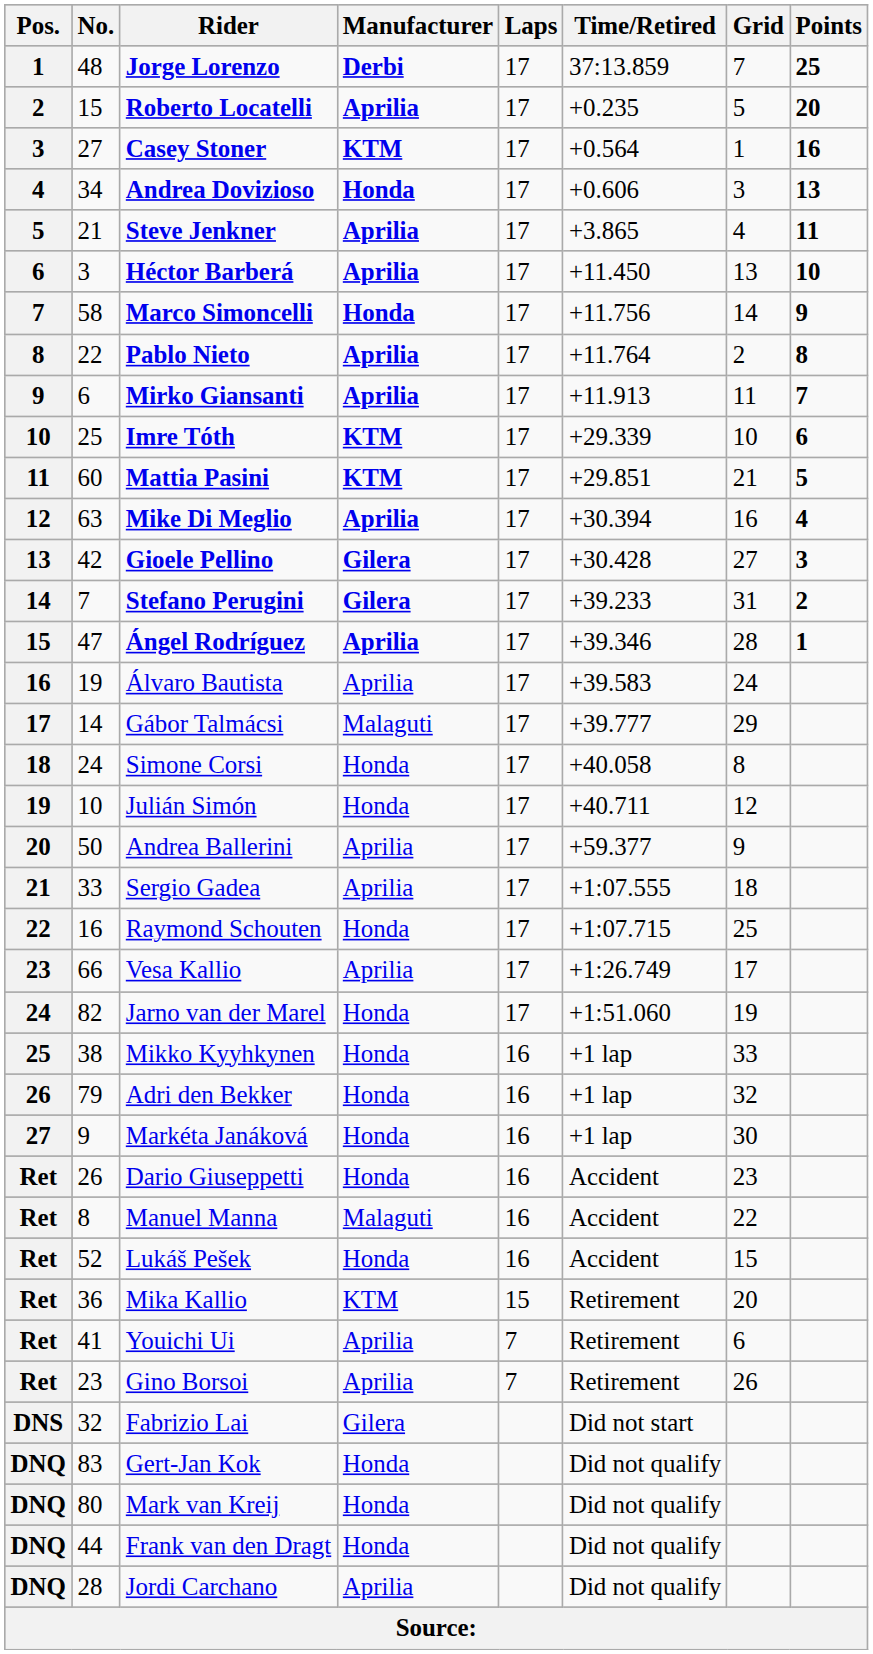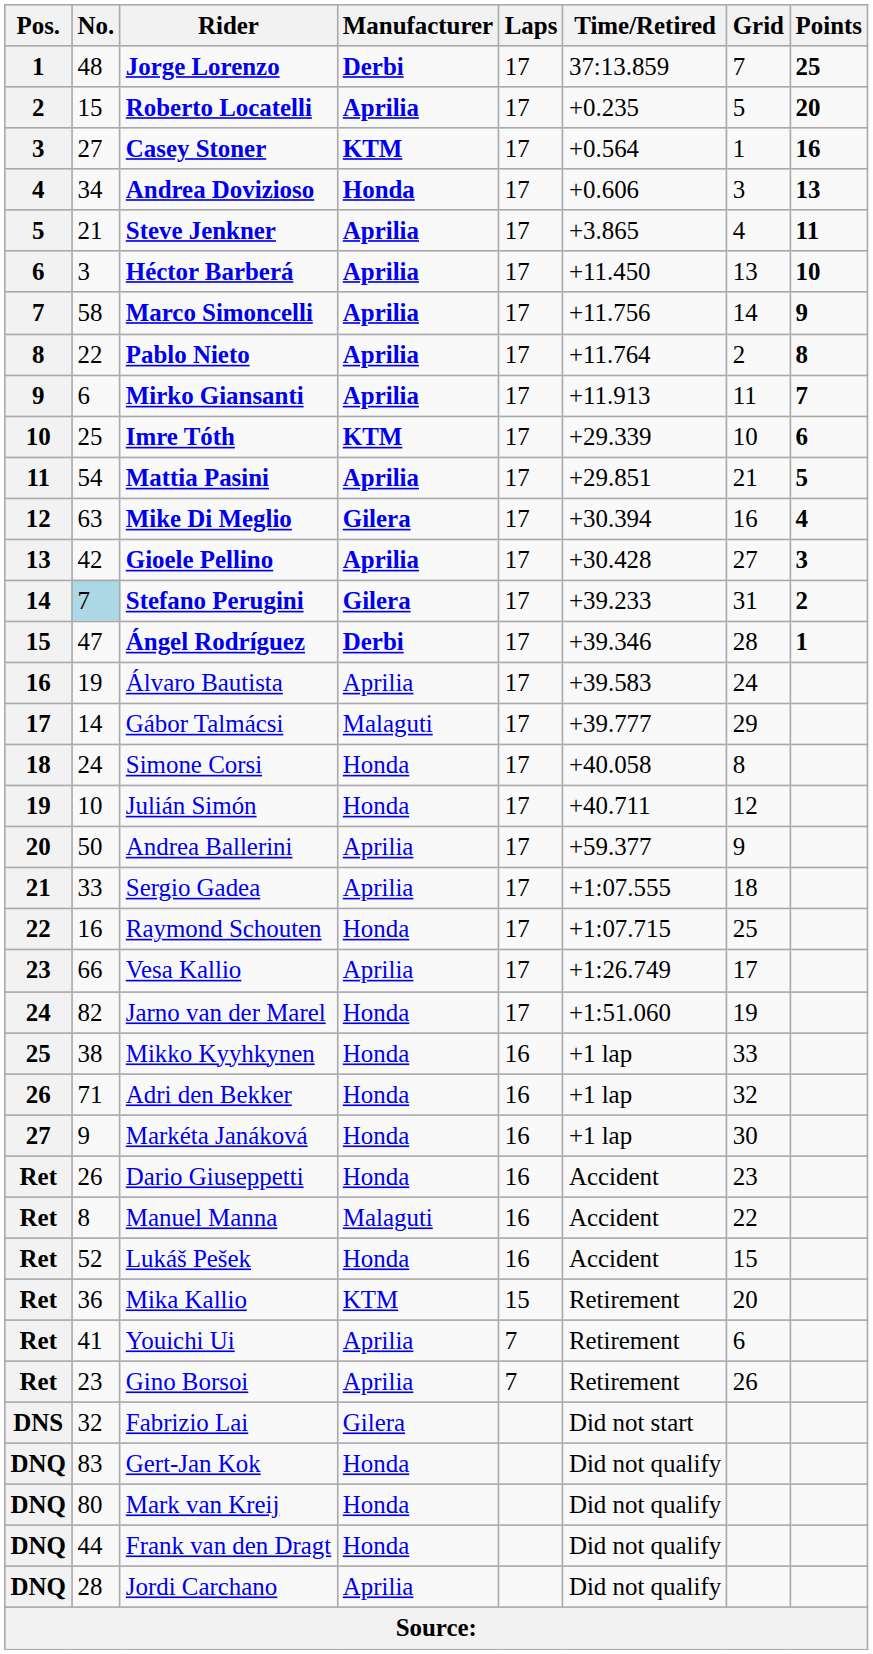(379, 312) Honda -> (381, 312) Aprilia
(90, 477) 60 -> (90, 477) 54
(373, 477) KTM -> (381, 477) Aprilia
(381, 518) Aprilia -> (377, 518) Gilera
(377, 559) Gilera -> (381, 559) Aprilia
(84, 600) no background -> (84, 600) lightblue background
(381, 641) Aprilia -> (373, 641) Derbi
(90, 1093) 79 -> (90, 1093) 71
